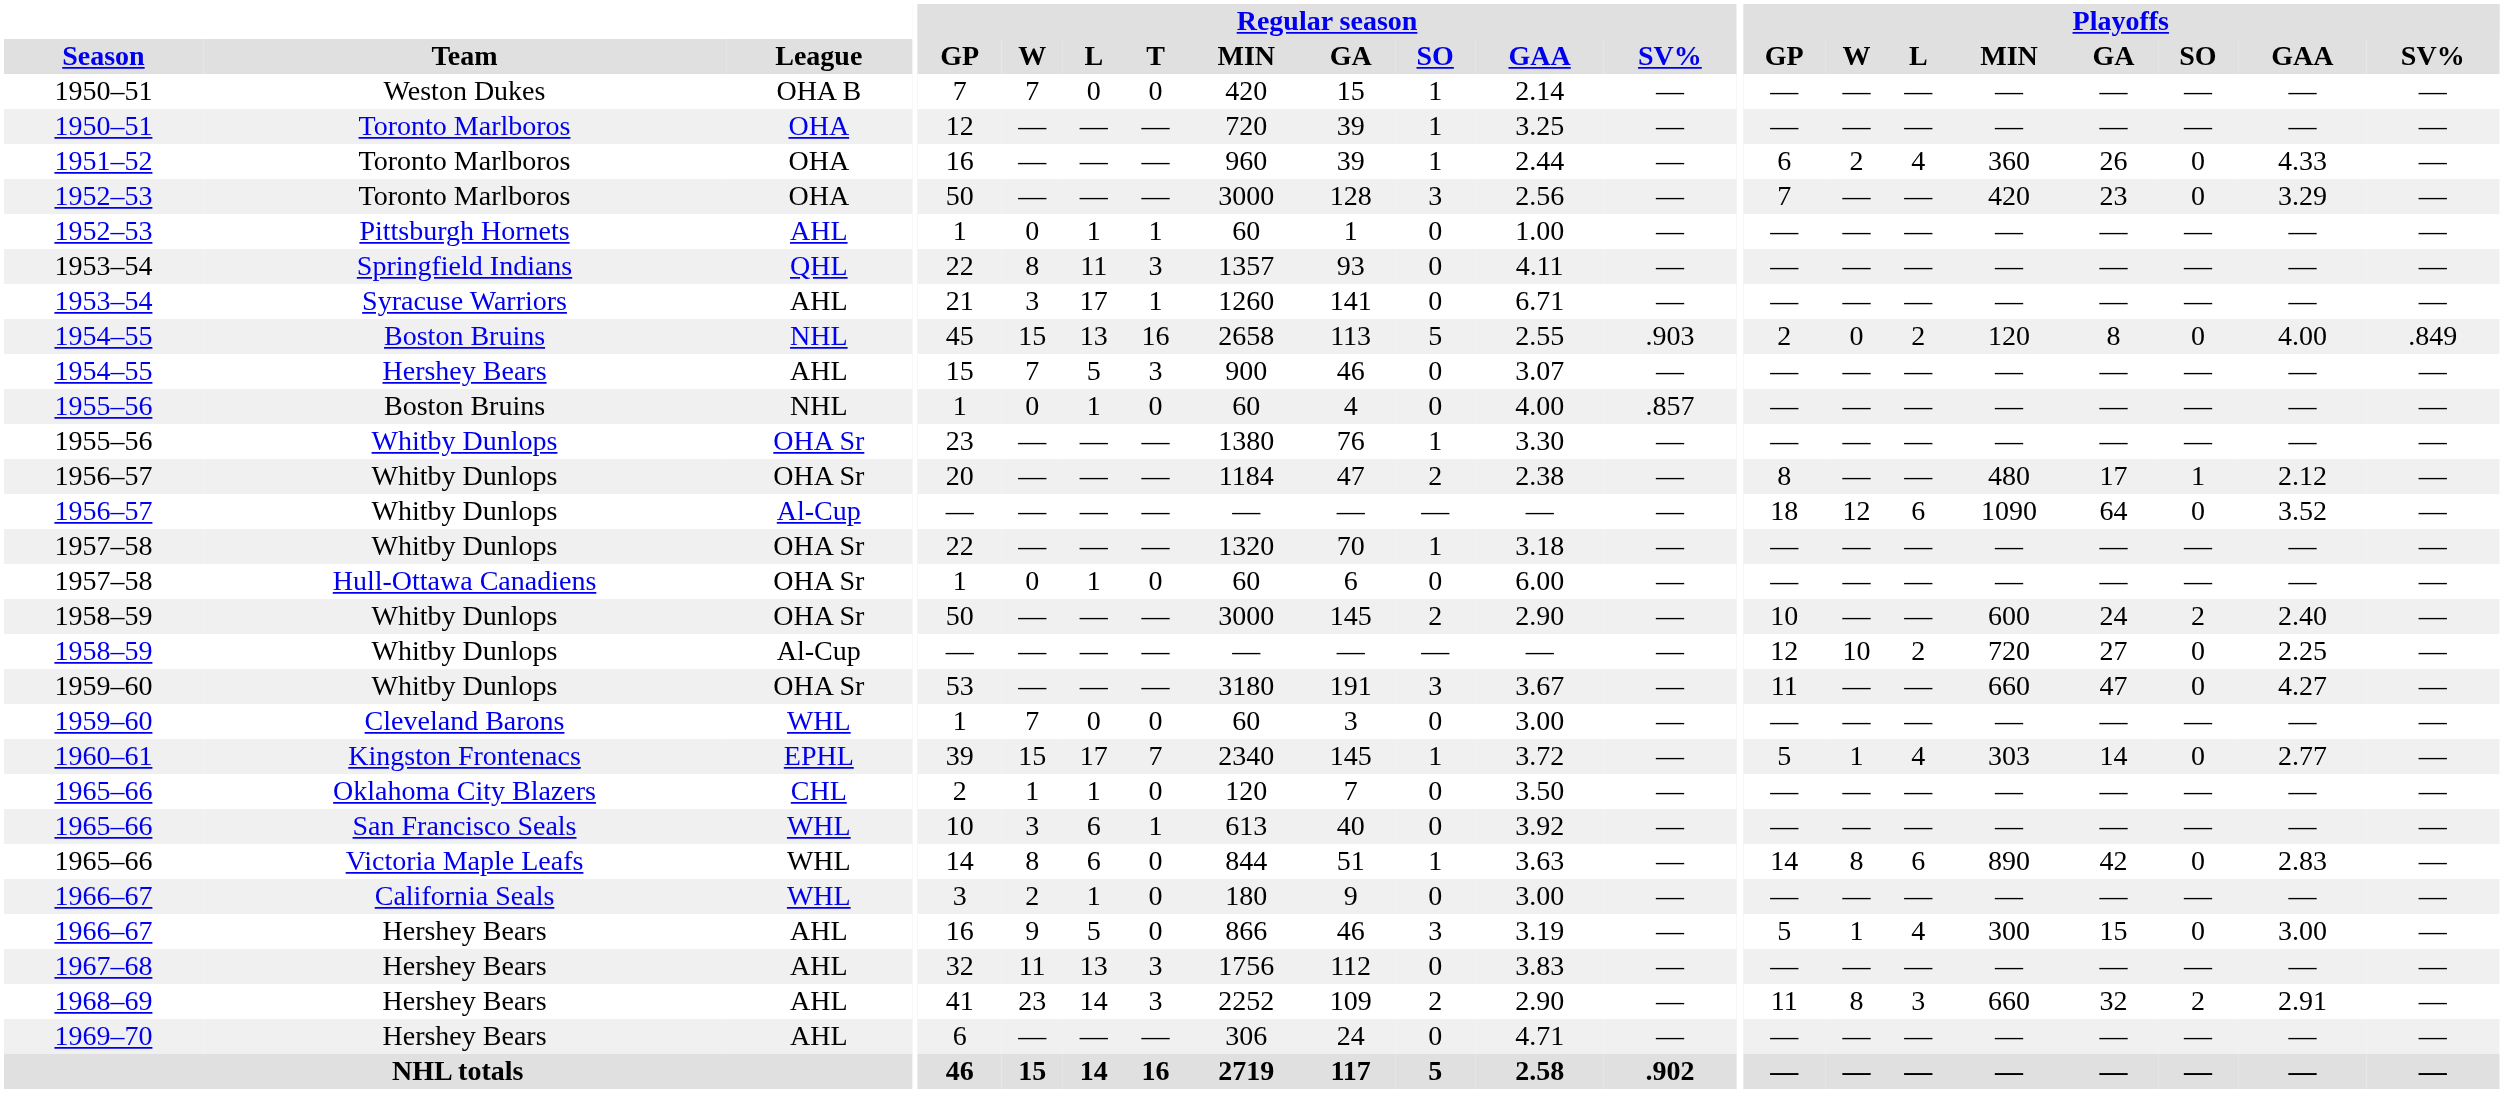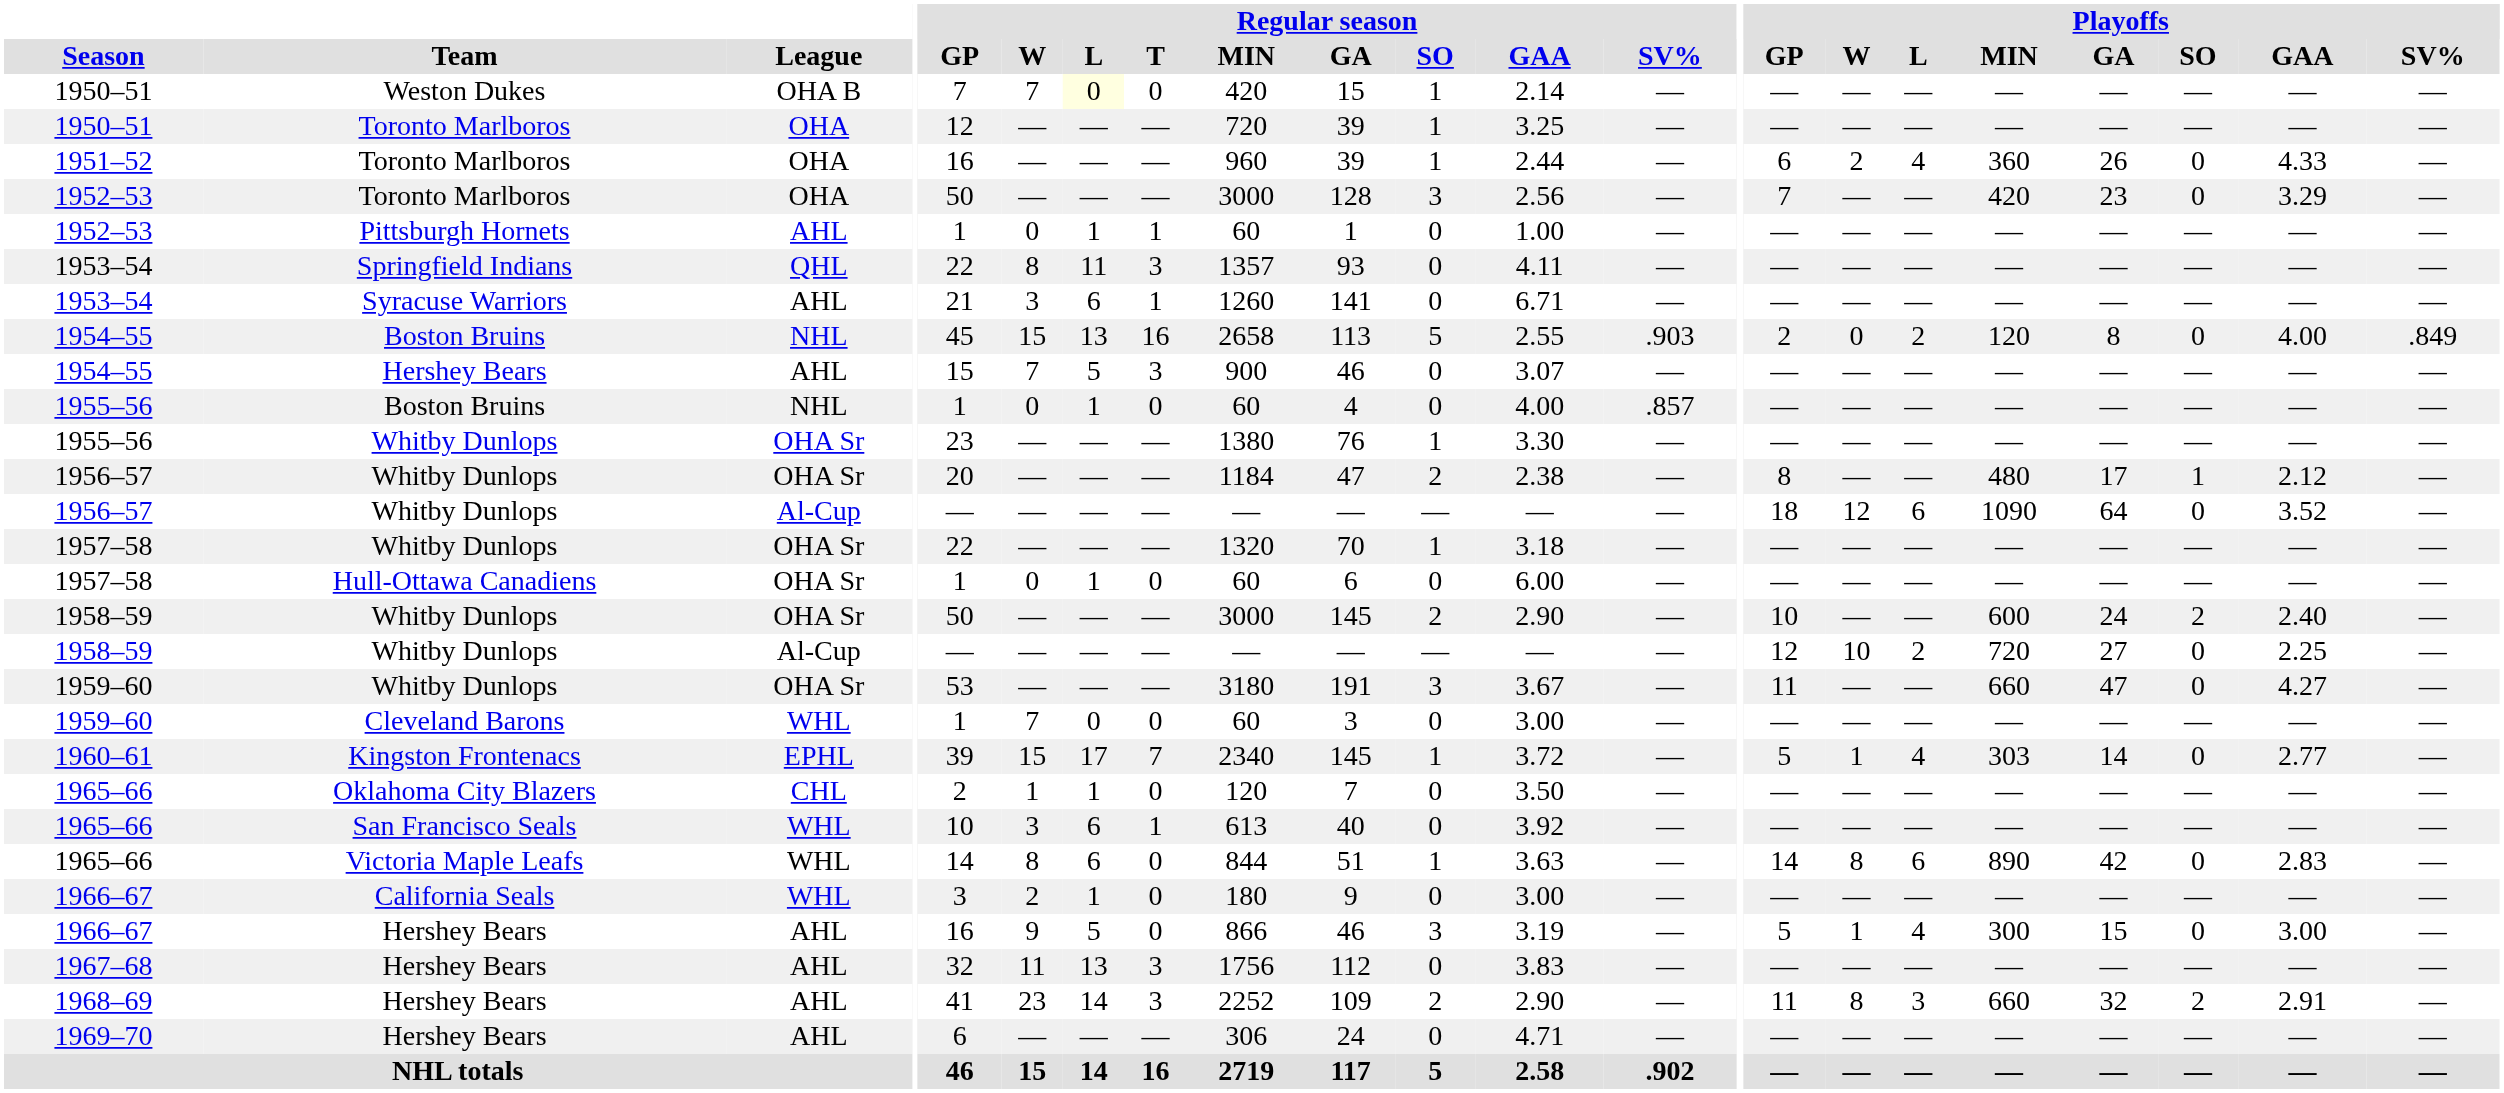(1094, 91) no background -> (1094, 91) lightyellow background
(1094, 301) 17 -> (1094, 301) 6
